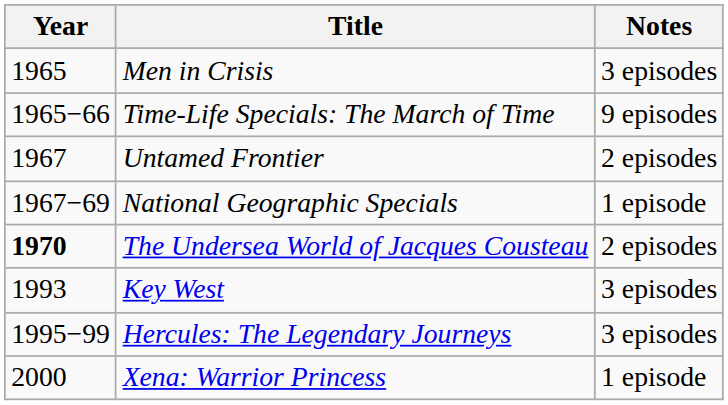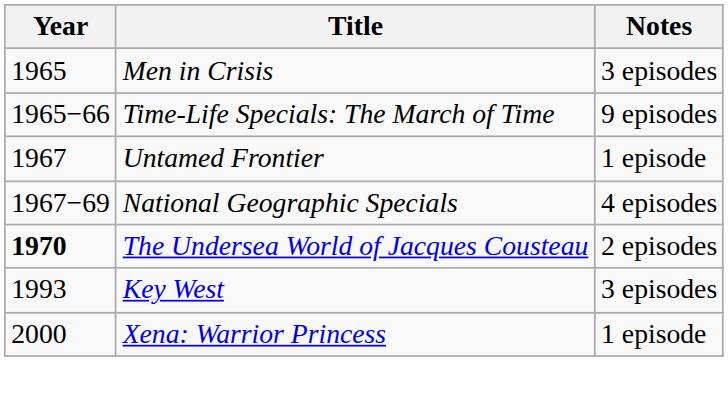(659, 158) 2 episodes -> (654, 158) 1 episode
(654, 202) 1 episode -> (659, 202) 4 episodes
- row: (317, 333)
